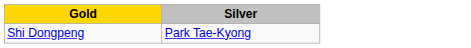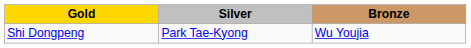+ column: (389, 14)
